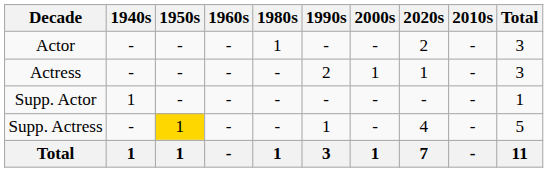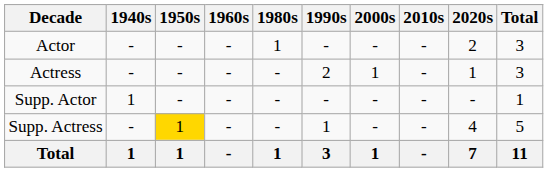columns swapped: (473, 18) <-> (424, 18)
